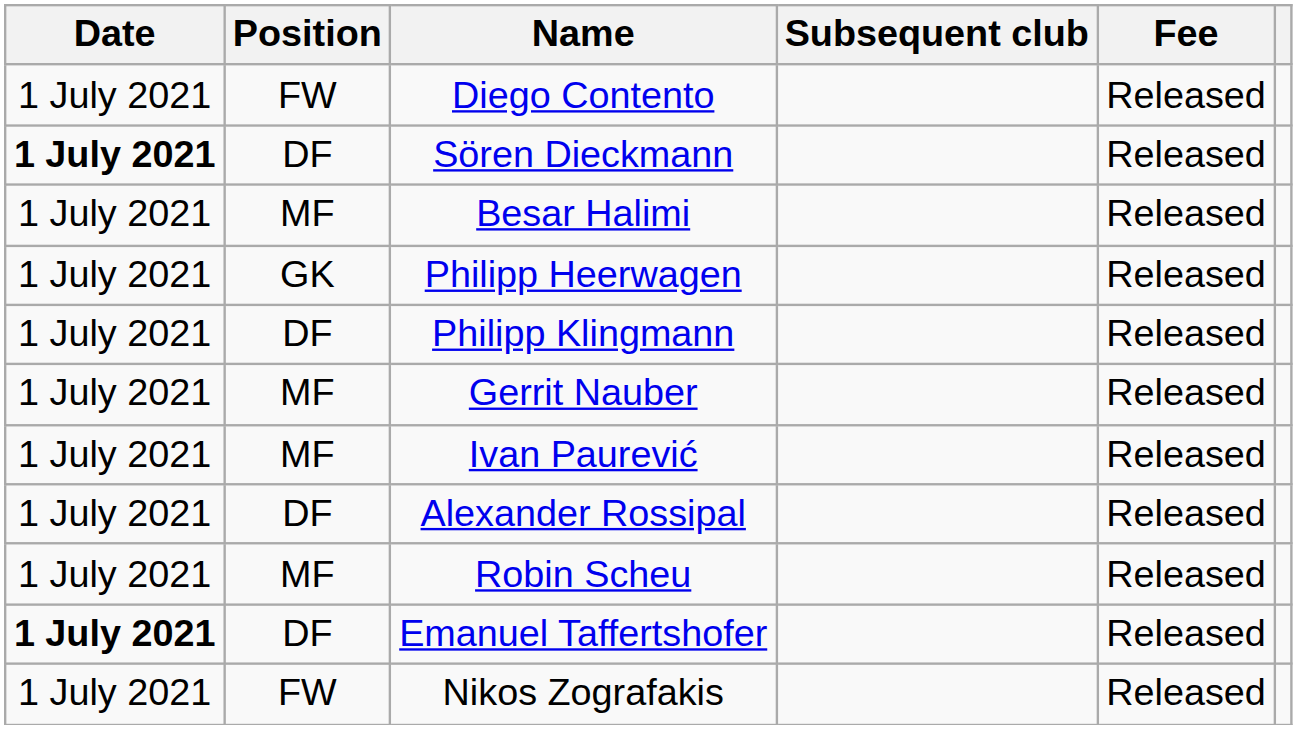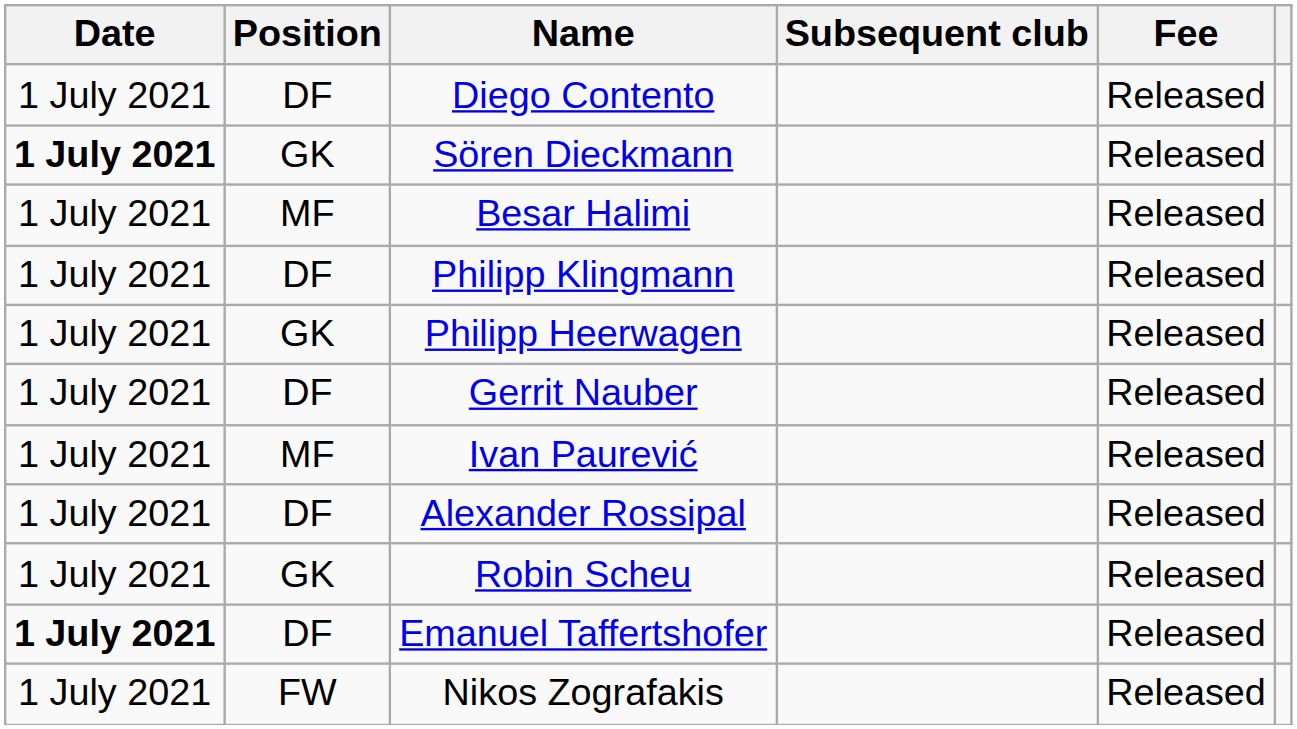(307, 94) FW -> (307, 94) DF
(307, 154) DF -> (307, 154) GK
rows swapped: (583, 273) <-> (583, 333)
(307, 393) MF -> (307, 393) DF
(307, 573) MF -> (307, 573) GK
